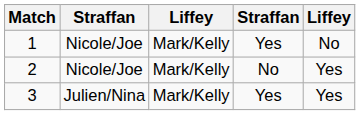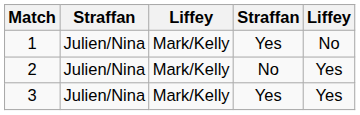(104, 43) Nicole/Joe -> (104, 43) Julien/Nina
(104, 69) Nicole/Joe -> (104, 69) Julien/Nina
